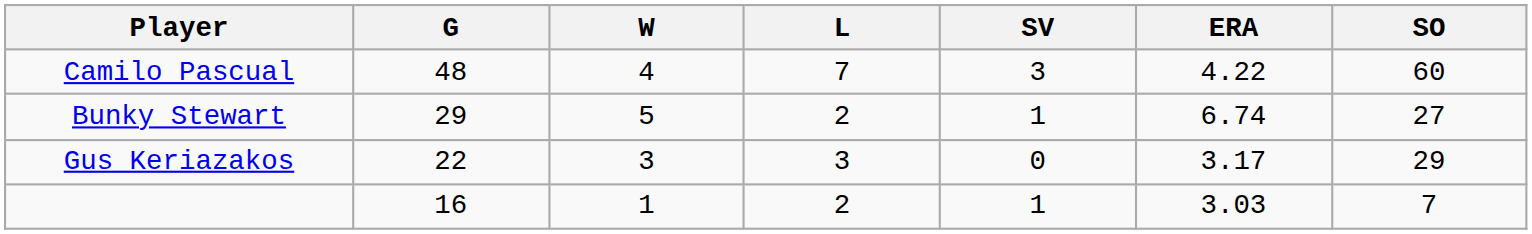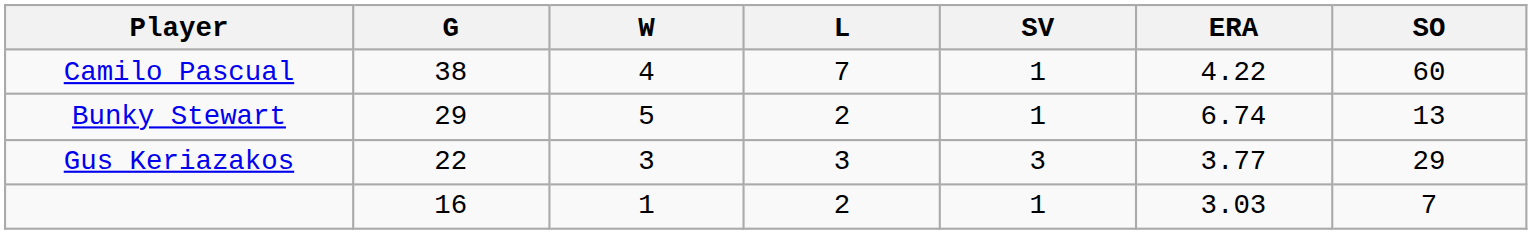(451, 72) 48 -> (451, 72) 38
(1038, 72) 3 -> (1038, 72) 1
(1429, 117) 27 -> (1429, 117) 13
(1038, 162) 0 -> (1038, 162) 3
(1233, 162) 3.17 -> (1233, 162) 3.77
